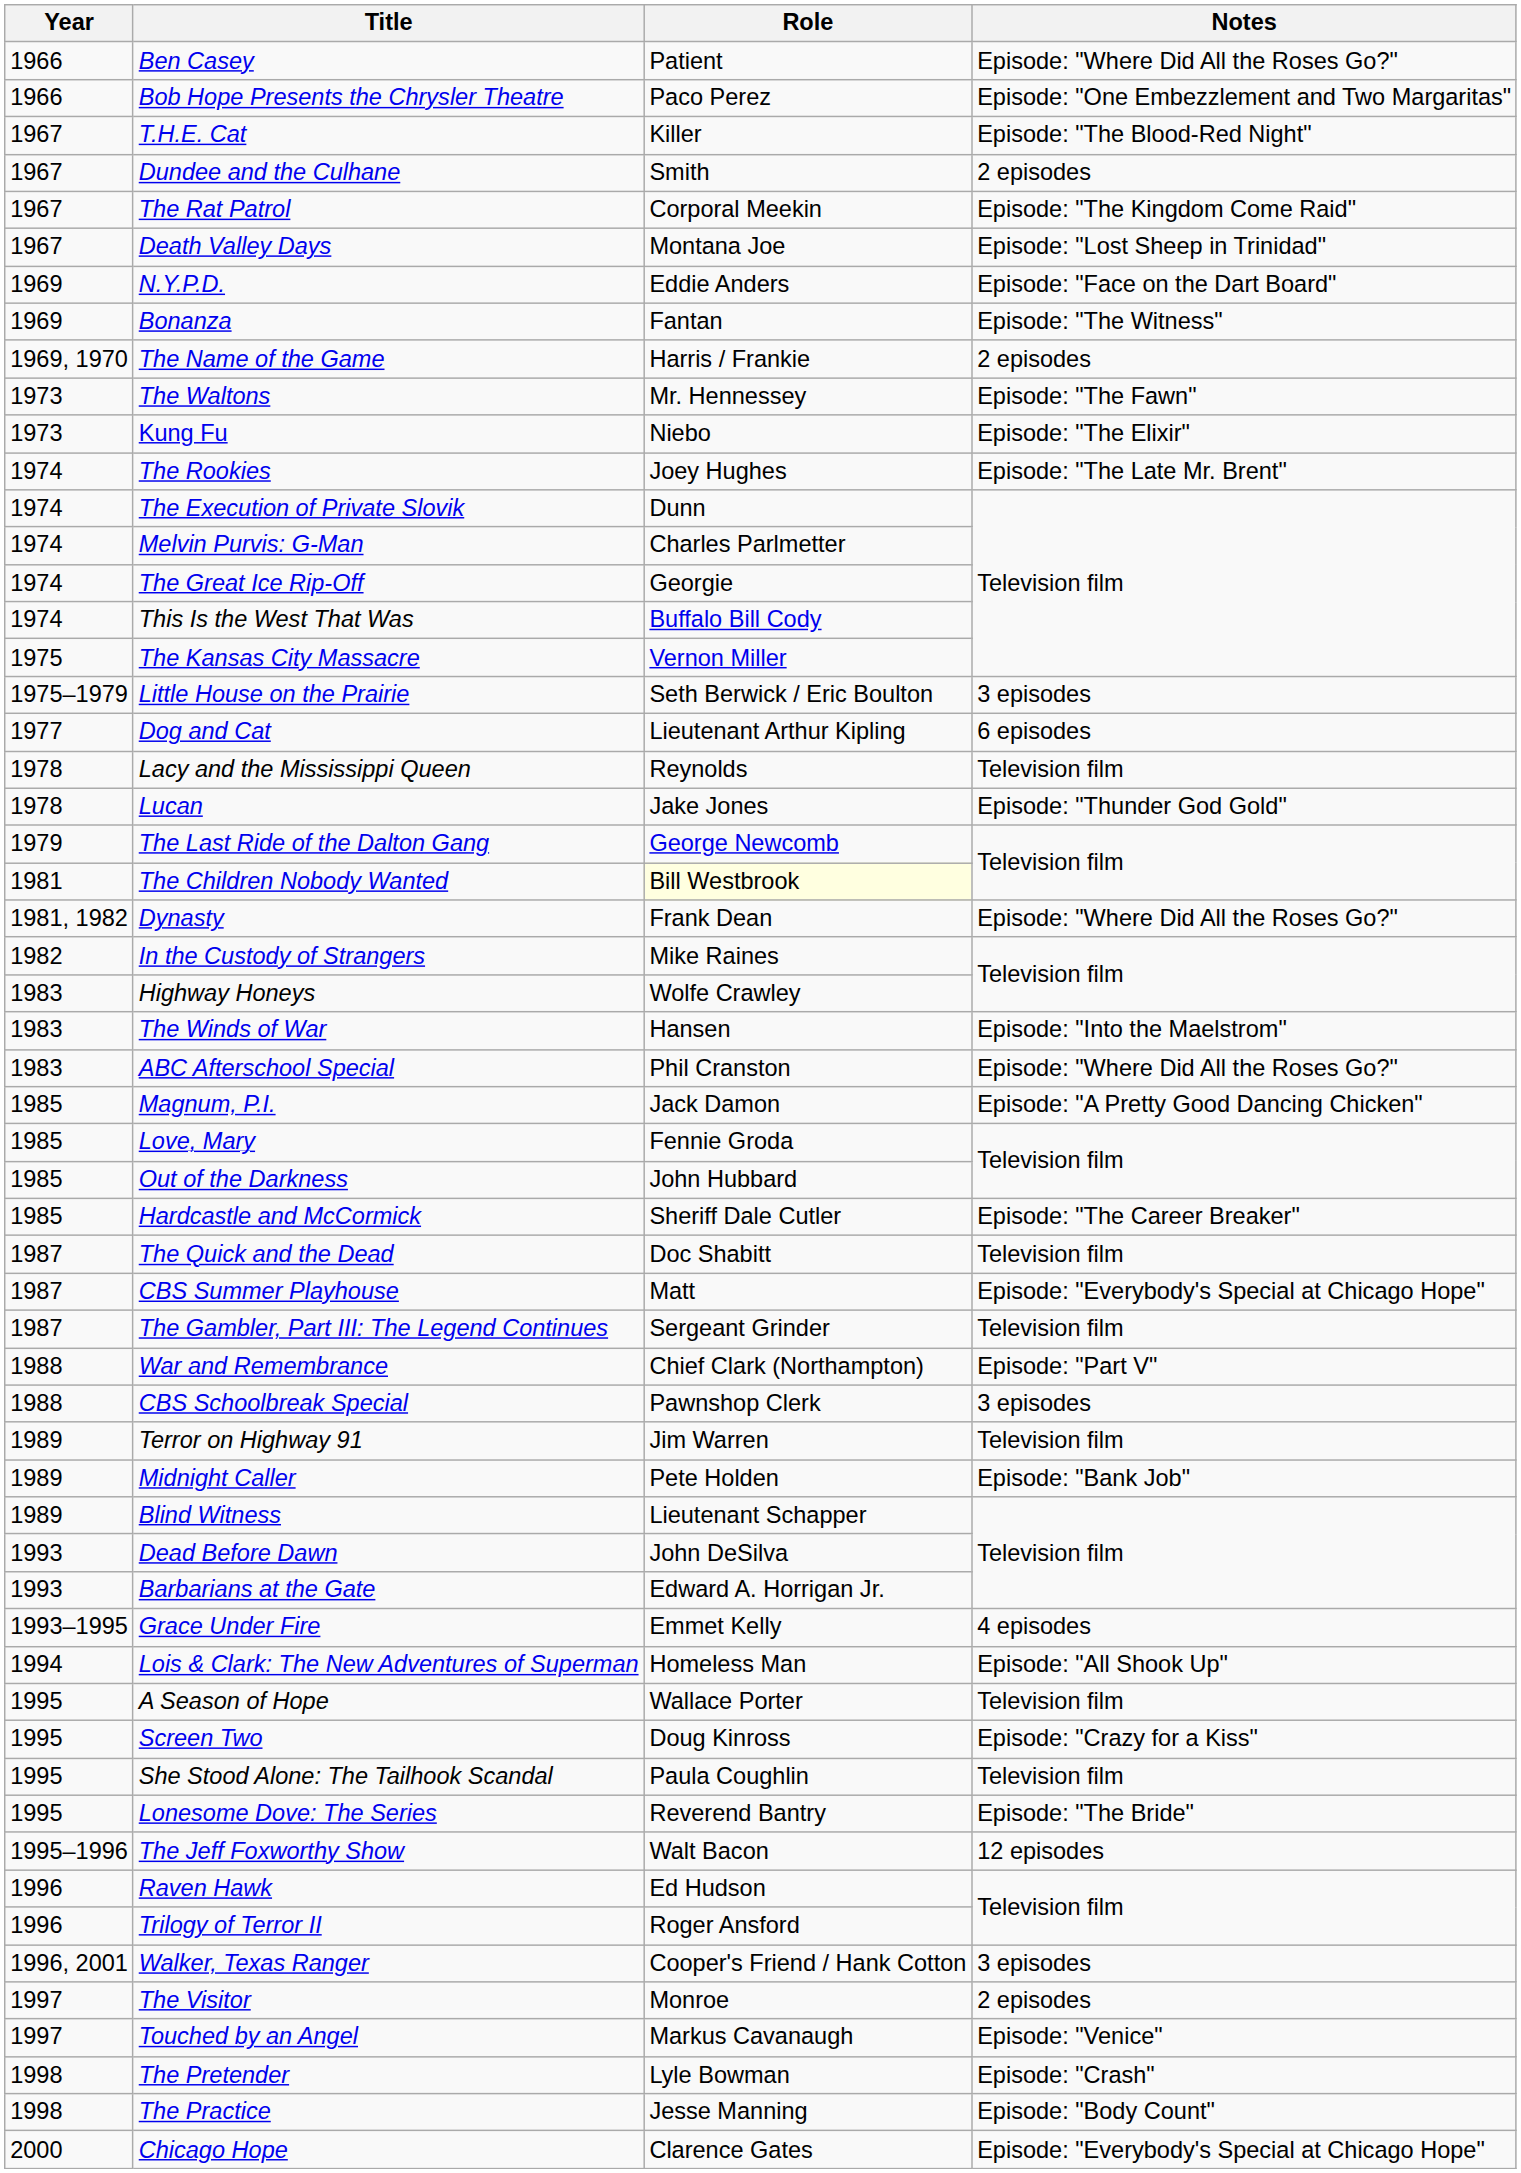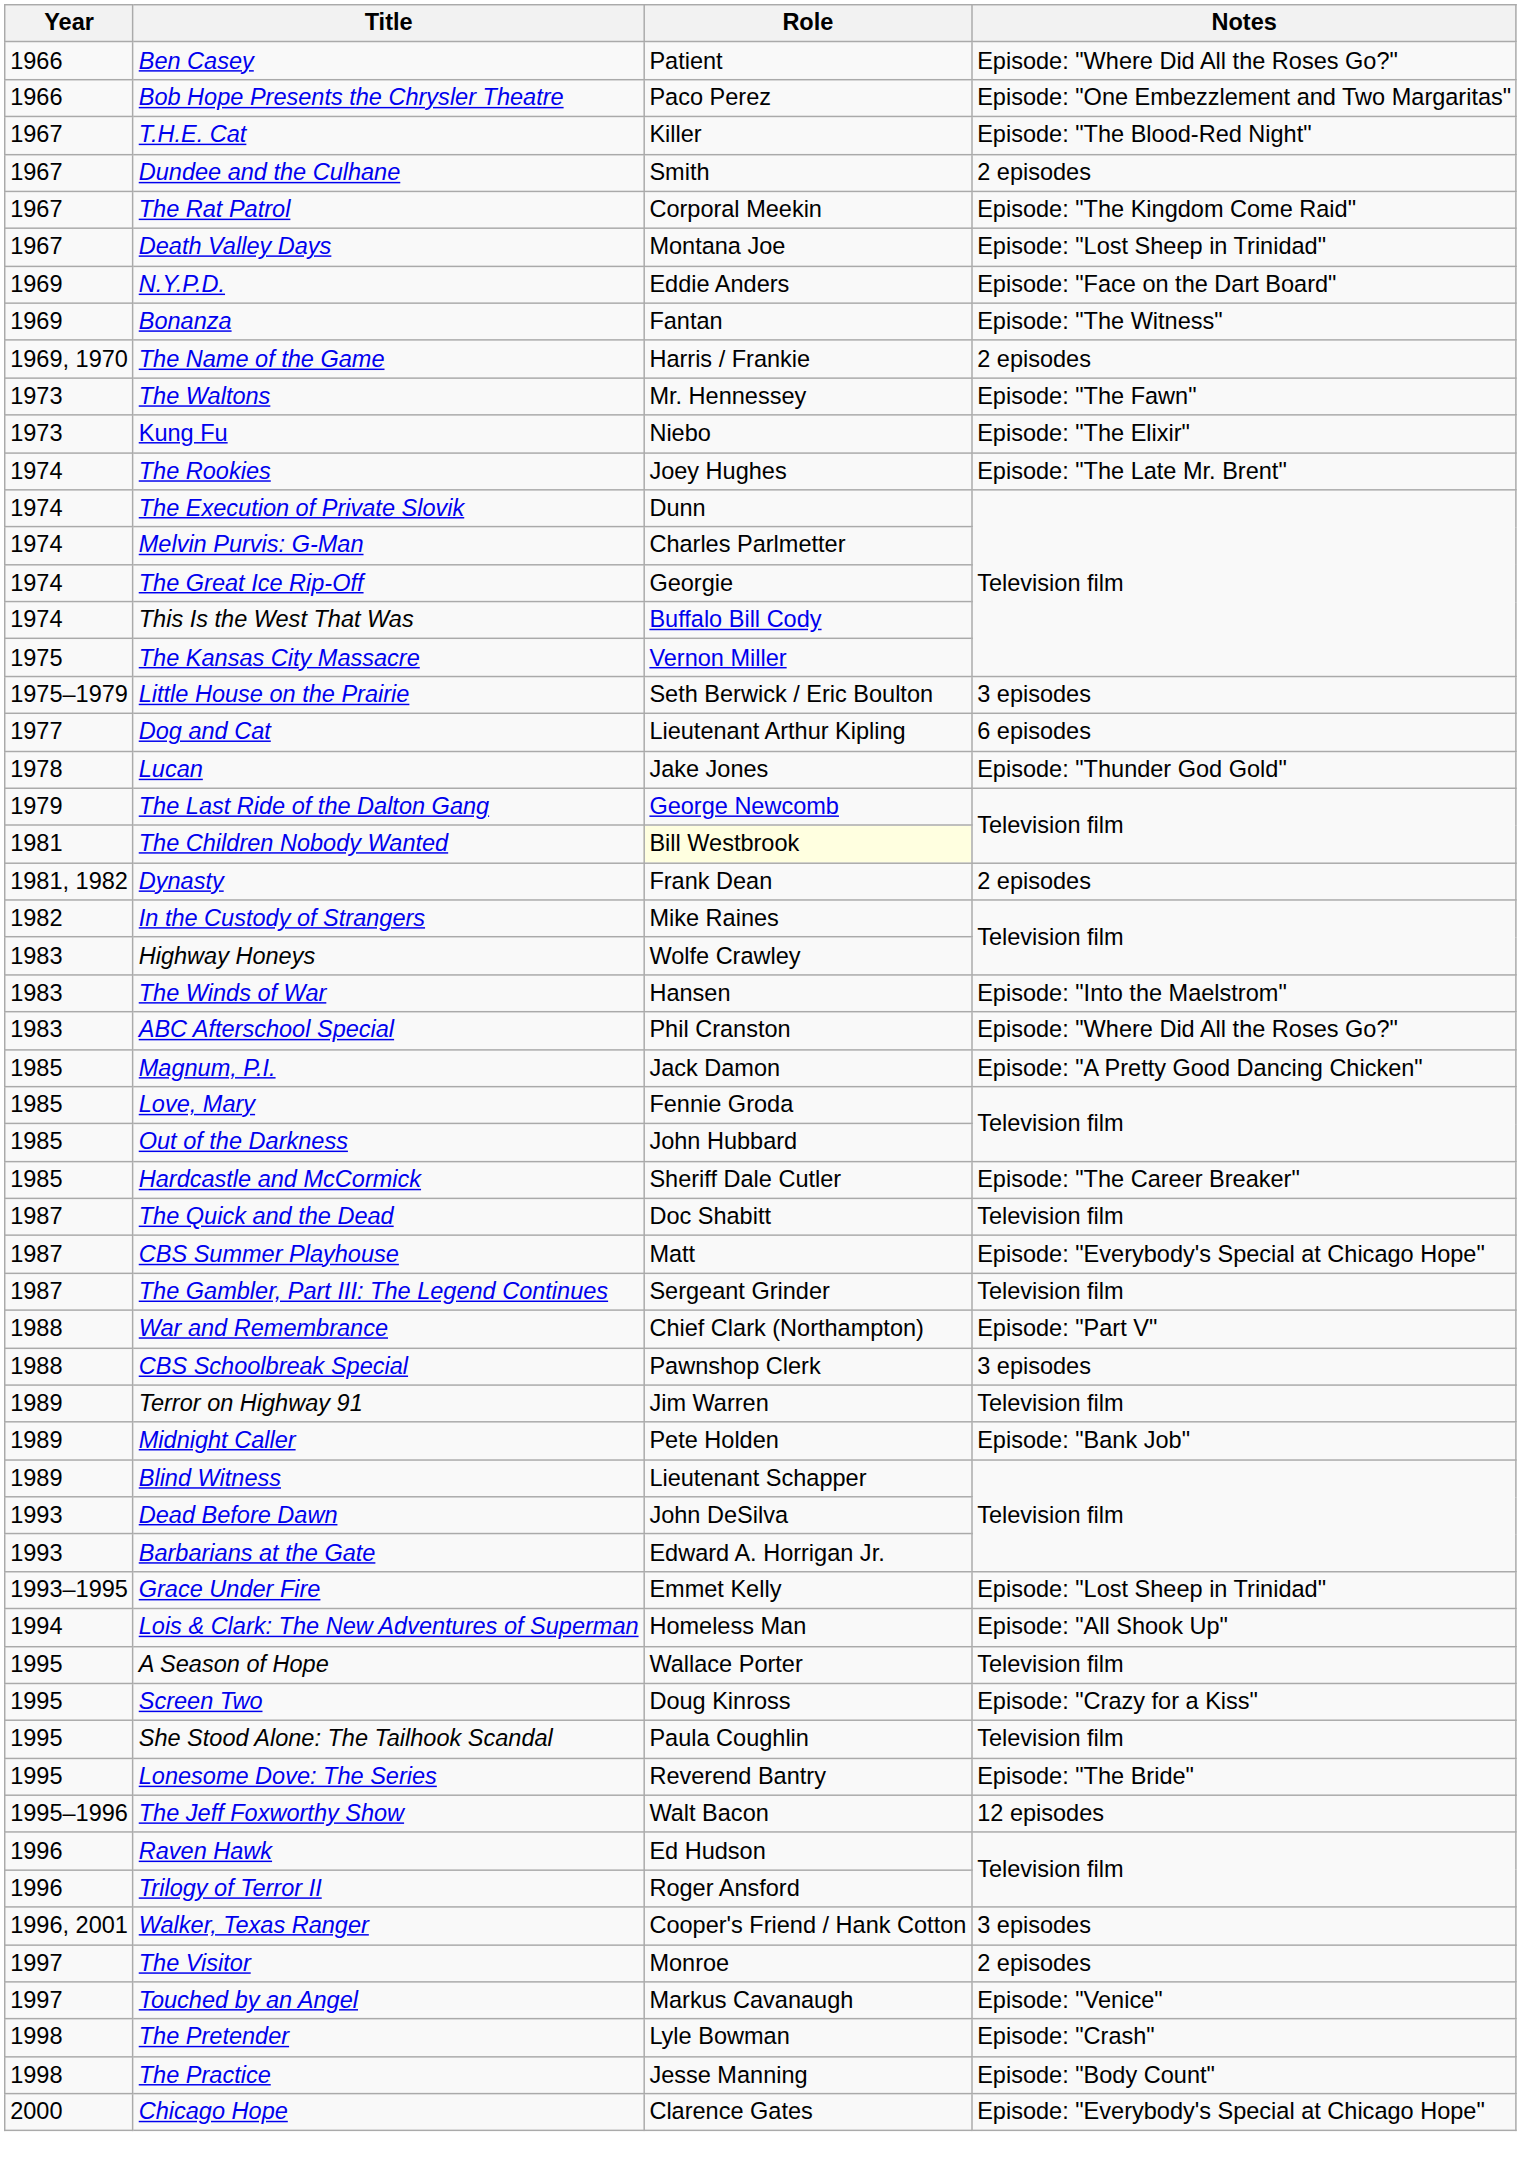- row: (305, 769)
(1188, 918) Episode: "Where Did All the Roses Go?" -> (1034, 881) 2 episodes
(1034, 1627) 4 episodes -> (1152, 1589) Episode: "Lost Sheep in Trinidad"
